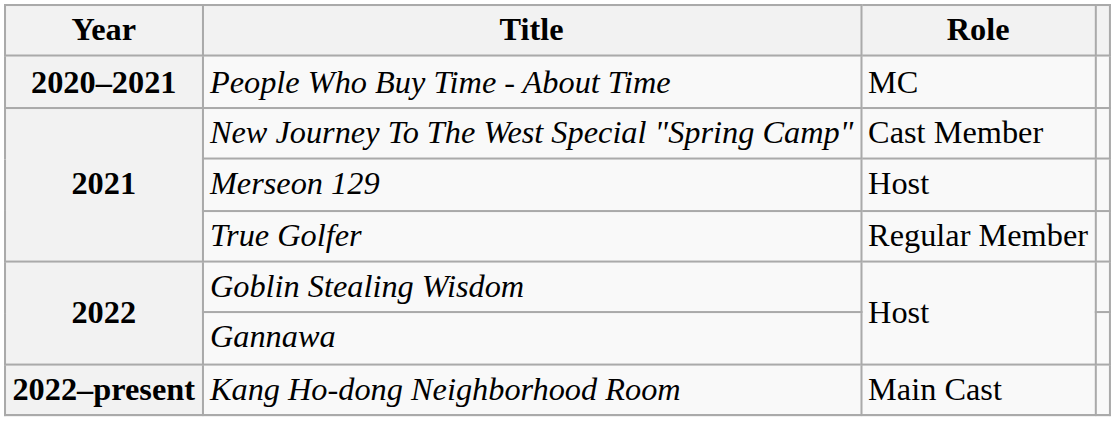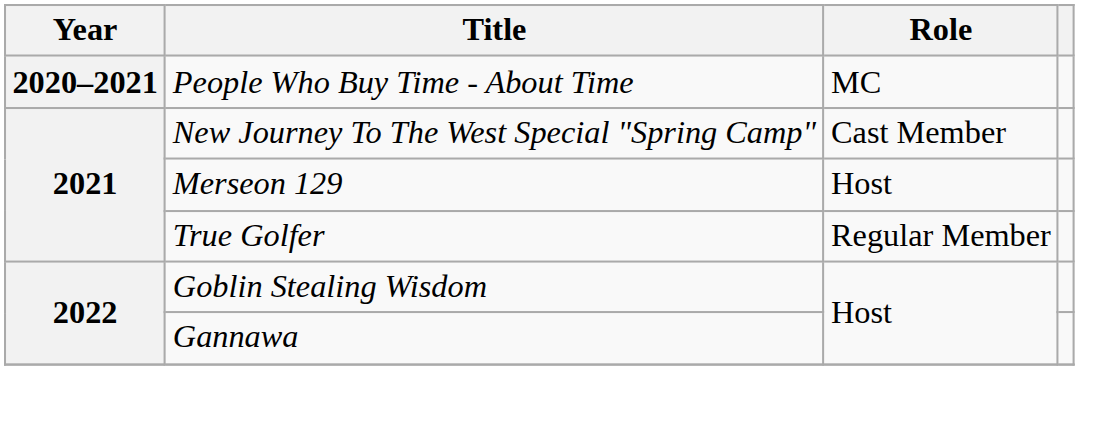- row: (445, 388)
